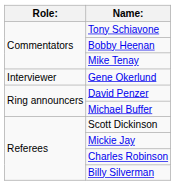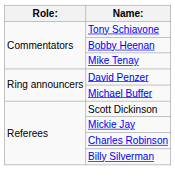- row: (122, 77)
